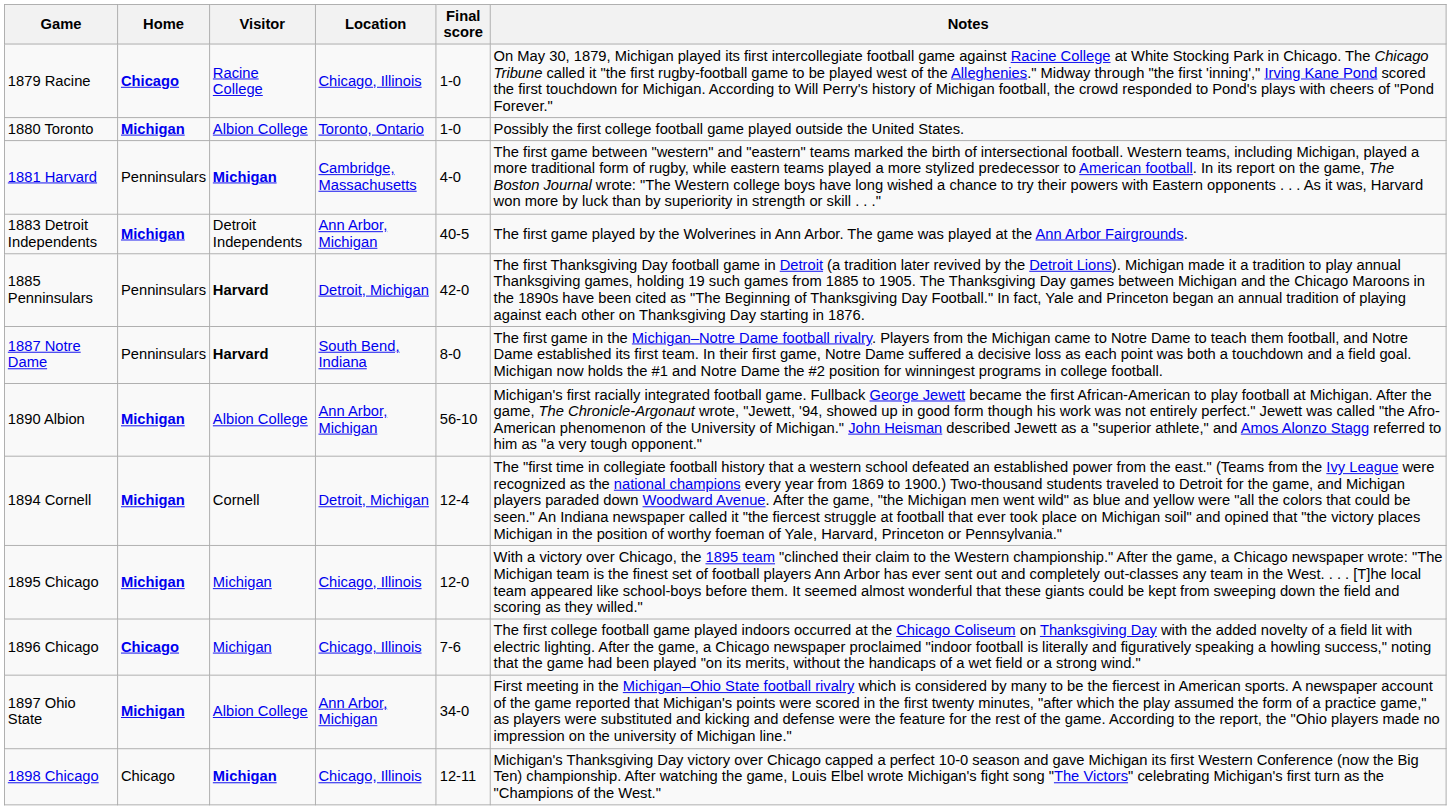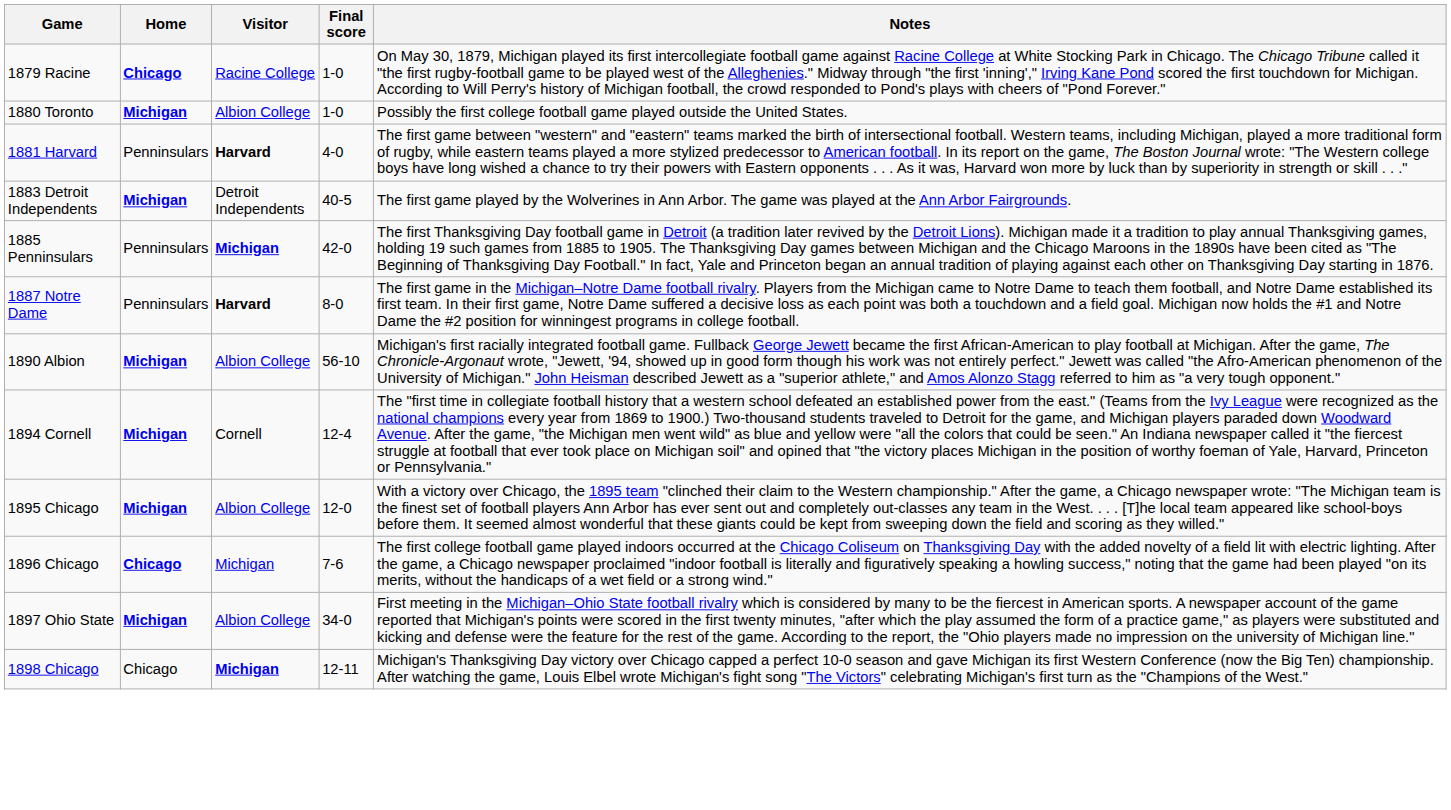- column: (376, 24)
(245, 177) Michigan -> (243, 152) Harvard
(241, 290) Harvard -> (247, 248) Michigan
(242, 582) Michigan -> (263, 507) Albion College
